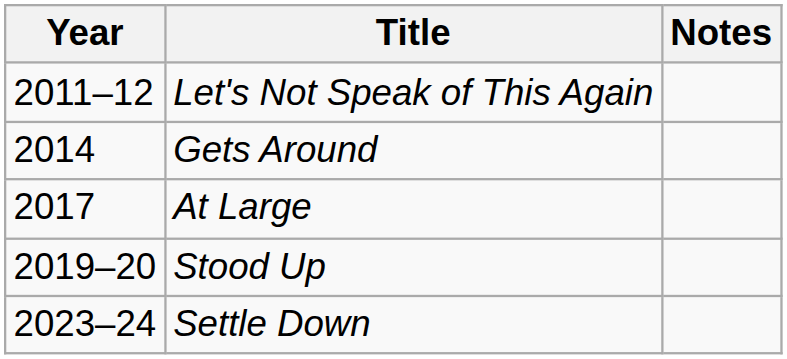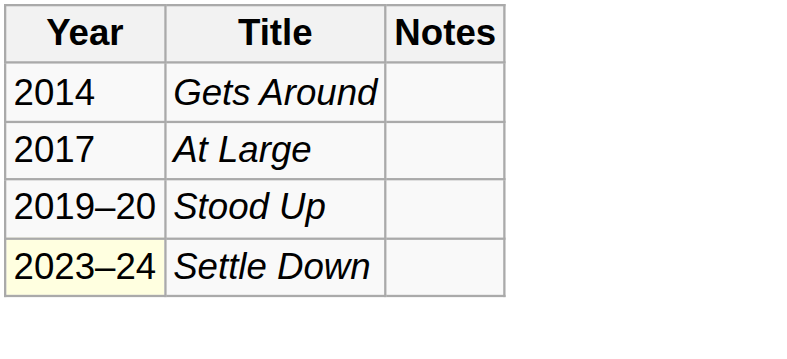- row: (413, 91)
(85, 324) no background -> (85, 265) lightyellow background
